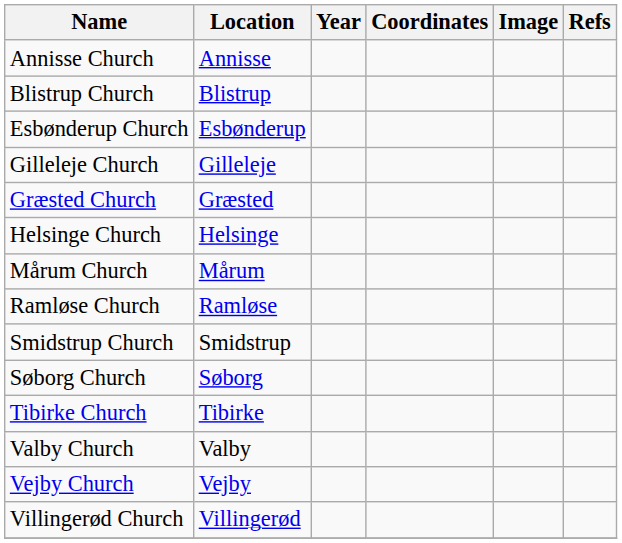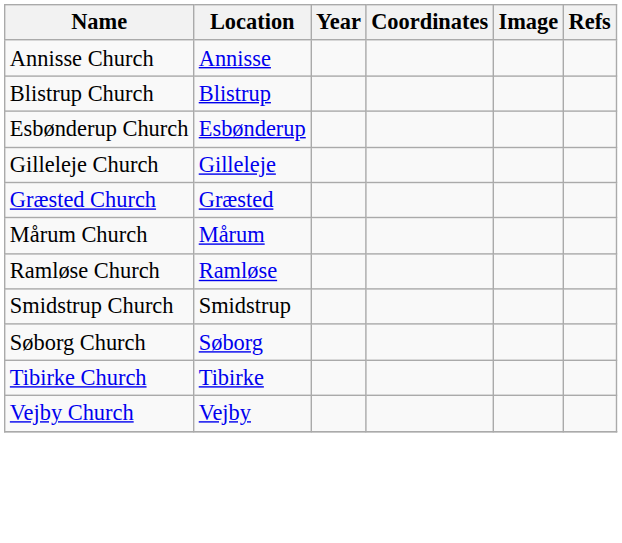- row: (85, 235)
- row: (72, 448)
- row: (97, 519)
